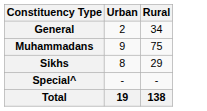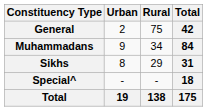+ column: (188, 13)
(156, 30) 34 -> (156, 30) 75
(156, 47) 75 -> (156, 47) 34
